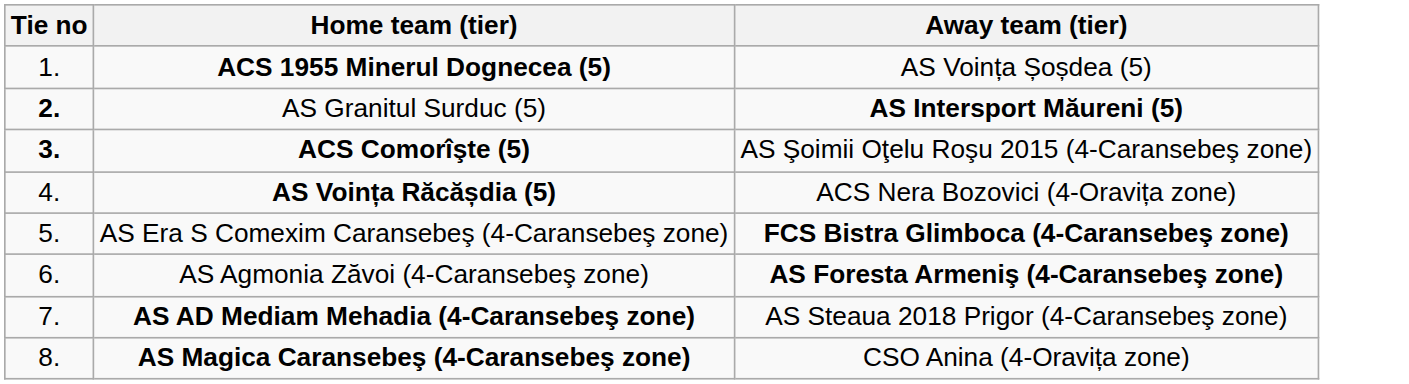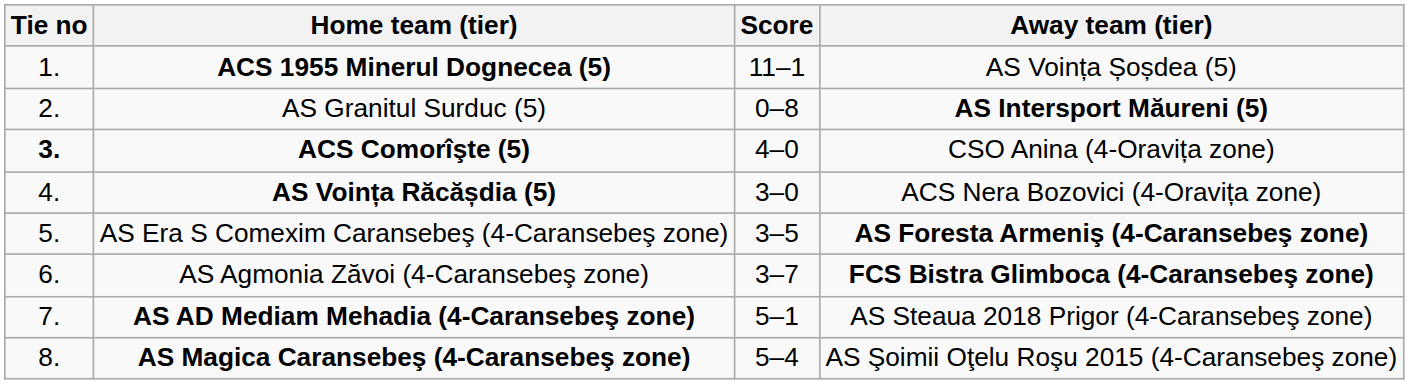+ column: (777, 25)
(49, 108) bold -> (49, 108) normal
(1026, 150) AS Şoimii Oţelu Roşu 2015 (4-Caransebeş zone) -> (1111, 150) CSO Anina (4-Oravița zone)
(1026, 233) FCS Bistra Glimboca (4-Caransebeş zone) -> (1111, 233) AS Foresta Armeniş (4-Caransebeş zone)
(1026, 274) AS Foresta Armeniş (4-Caransebeş zone) -> (1111, 274) FCS Bistra Glimboca (4-Caransebeş zone)
(1026, 358) CSO Anina (4-Oravița zone) -> (1111, 358) AS Şoimii Oţelu Roşu 2015 (4-Caransebeş zone)
